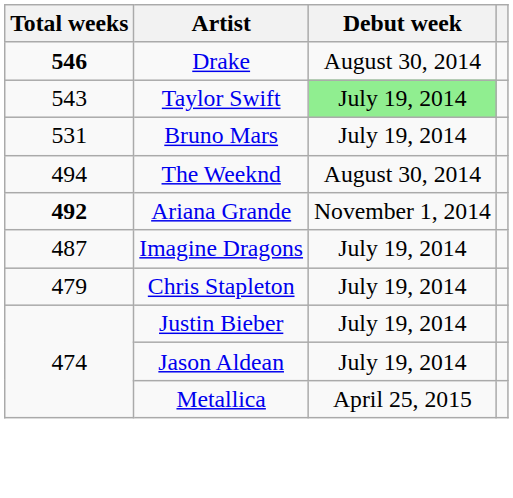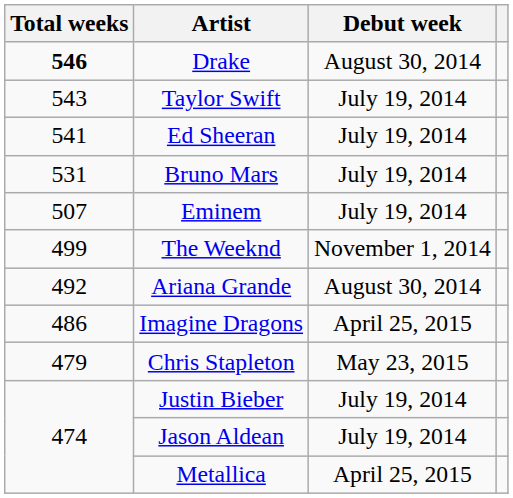(402, 98) lightgreen background -> (402, 98) no background
+ row: (221, 135)
+ row: (221, 211)
(69, 173) 494 -> (69, 248) 499
(402, 173) August 30, 2014 -> (402, 248) November 1, 2014
(69, 211) bold -> (69, 286) normal
(402, 211) November 1, 2014 -> (402, 286) August 30, 2014
(69, 248) 487 -> (69, 323) 486
(402, 248) July 19, 2014 -> (402, 323) April 25, 2015
(402, 286) July 19, 2014 -> (402, 361) May 23, 2015
